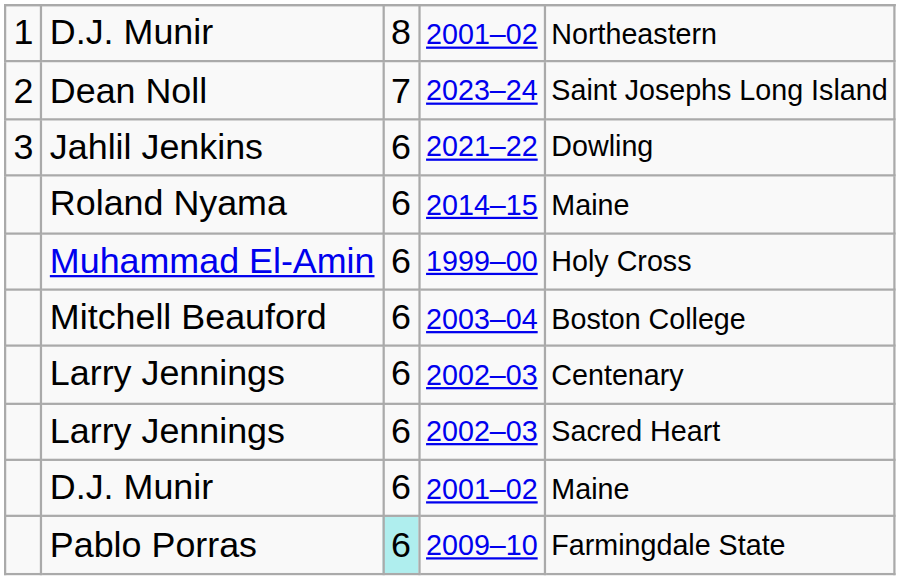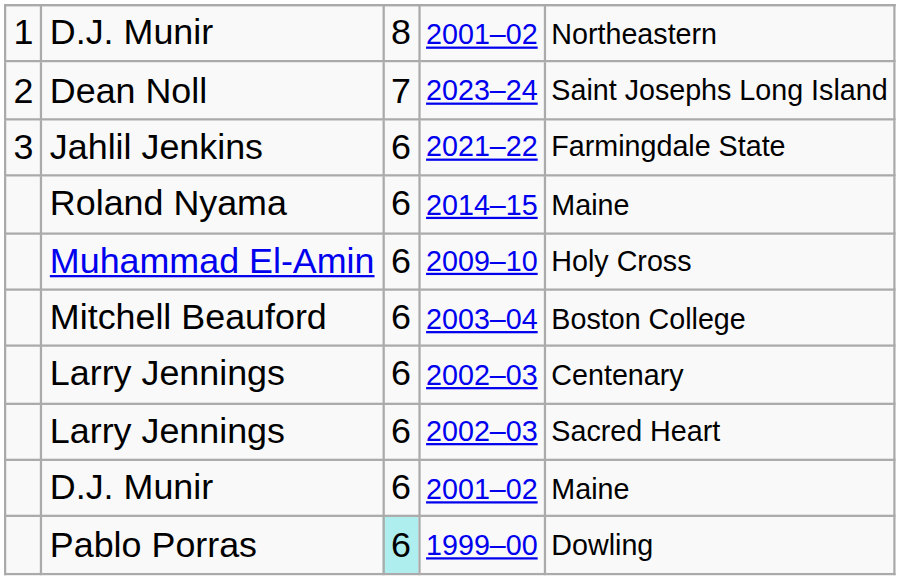(602, 147) Dowling -> (668, 147) Farmingdale State
(482, 261) 1999–00 -> (482, 261) 2009–10
(482, 545) 2009–10 -> (482, 545) 1999–00
(668, 545) Farmingdale State -> (602, 545) Dowling
